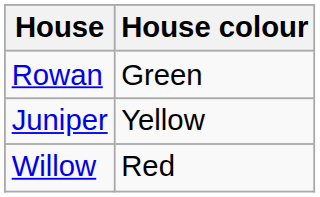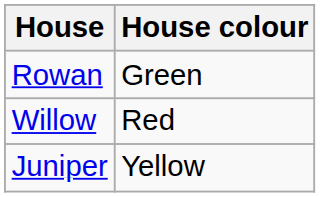rows swapped: (54, 167) <-> (60, 120)
